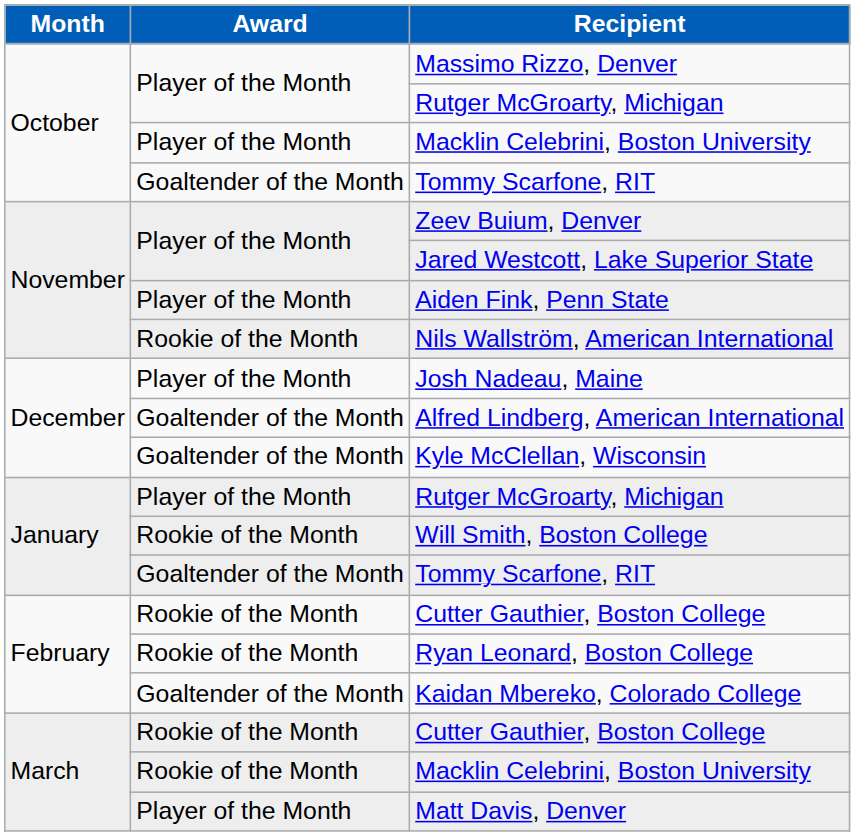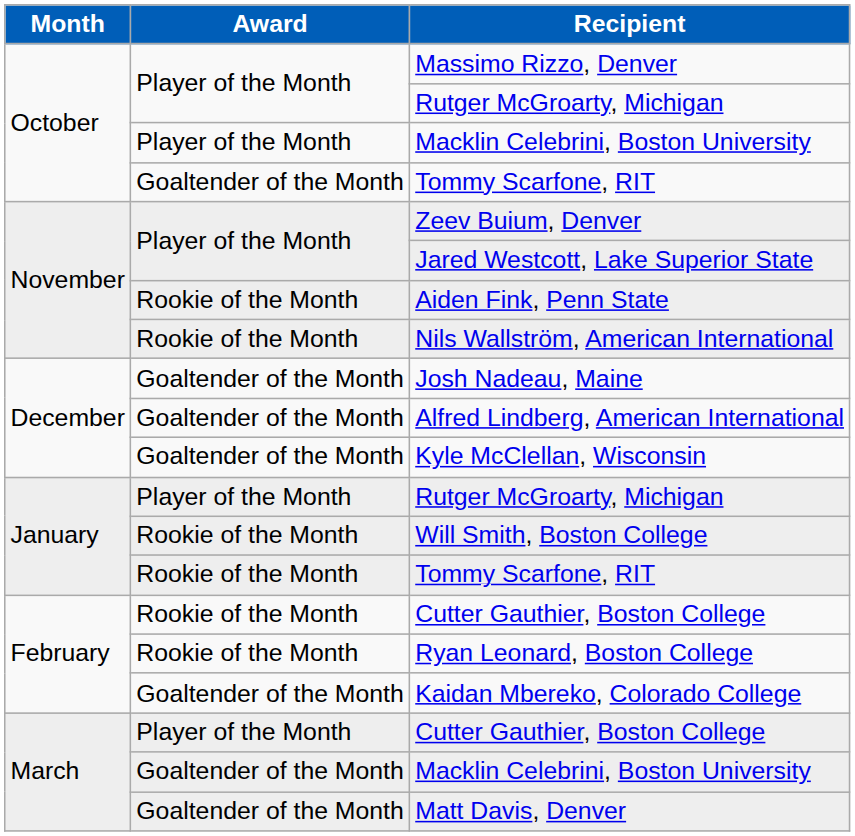(244, 299) Player of the Month -> (247, 299) Rookie of the Month
(244, 378) Player of the Month -> (270, 378) Goaltender of the Month
(270, 574) Goaltender of the Month -> (247, 574) Rookie of the Month
(247, 732) Rookie of the Month -> (244, 732) Player of the Month
(247, 771) Rookie of the Month -> (270, 771) Goaltender of the Month
(244, 810) Player of the Month -> (270, 810) Goaltender of the Month
